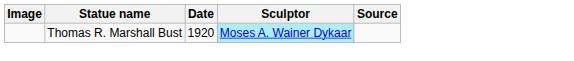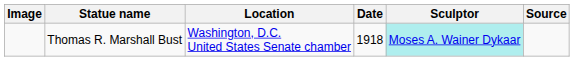+ column: (269, 14)
(201, 33) 1920 -> (370, 39) 1918
